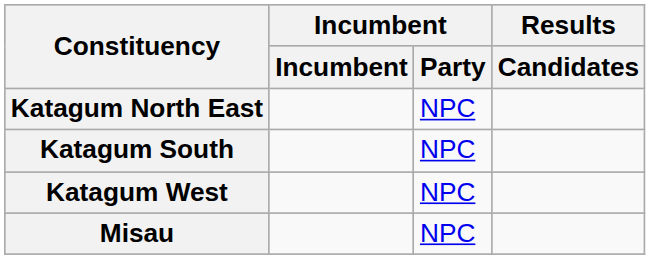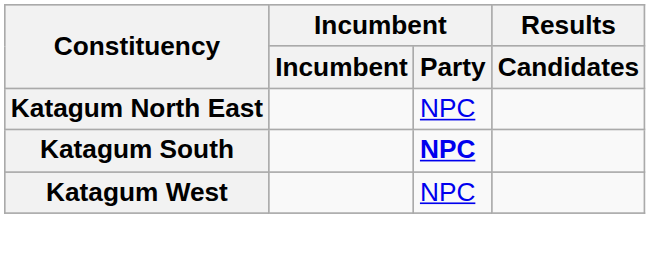(448, 150) normal -> (448, 150) bold
- row: (137, 233)
